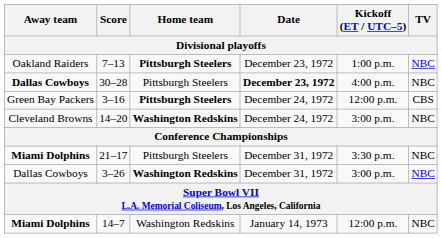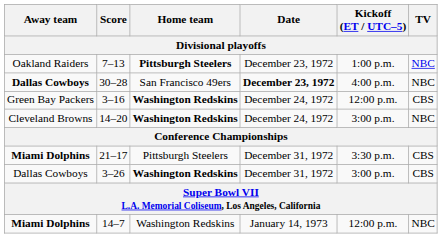(185, 81) Pittsburgh Steelers -> (185, 81) San Francisco 49ers
(185, 100) Pittsburgh Steelers -> (185, 100) Washington Redskins
(423, 155) NBC -> (423, 155) CBS
(423, 173) NBC -> (423, 173) CBS
